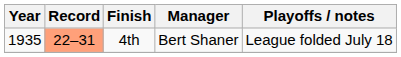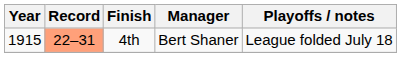(25, 40) 1935 -> (25, 40) 1915
